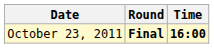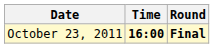columns swapped: (188, 14) <-> (146, 14)
